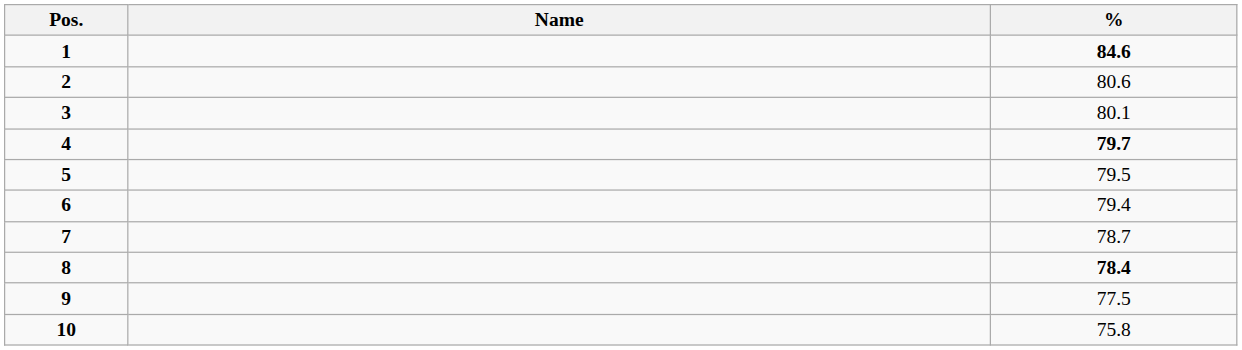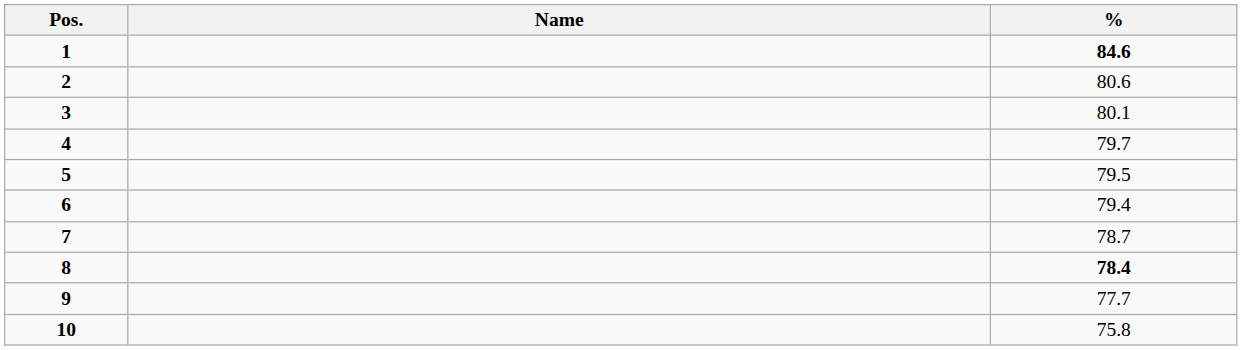(1114, 143) bold -> (1114, 143) normal
(1114, 298) 77.5 -> (1114, 298) 77.7
